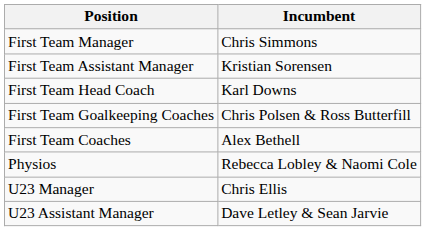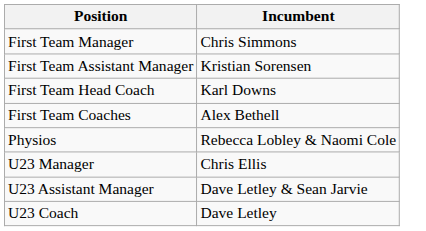- row: (111, 115)
+ row: (43, 213)
